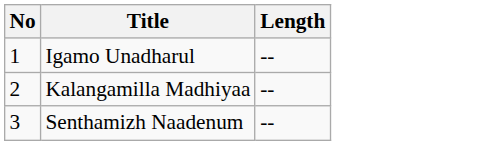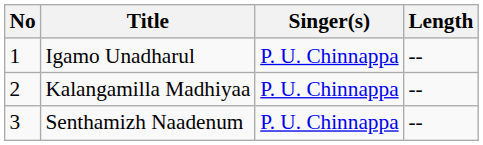+ column: (329, 21)
